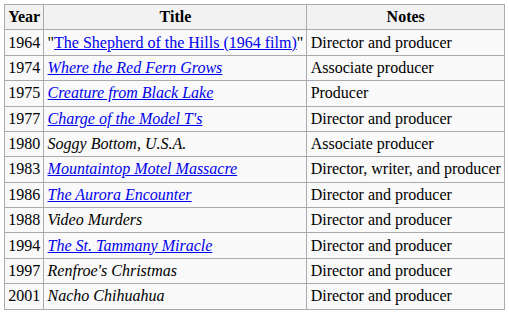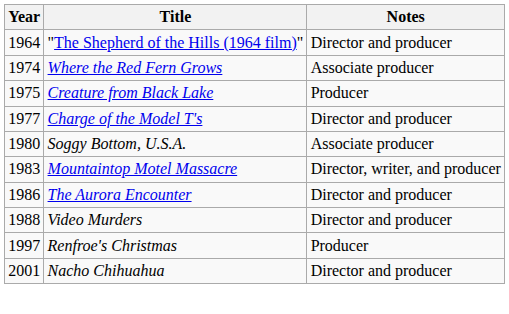- row: (130, 245)
(381, 270) Director and producer -> (340, 245) Producer
